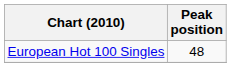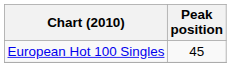(197, 51) 48 -> (197, 51) 45
